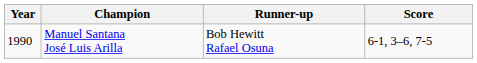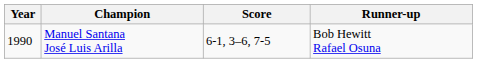columns swapped: (284, 14) <-> (418, 14)
